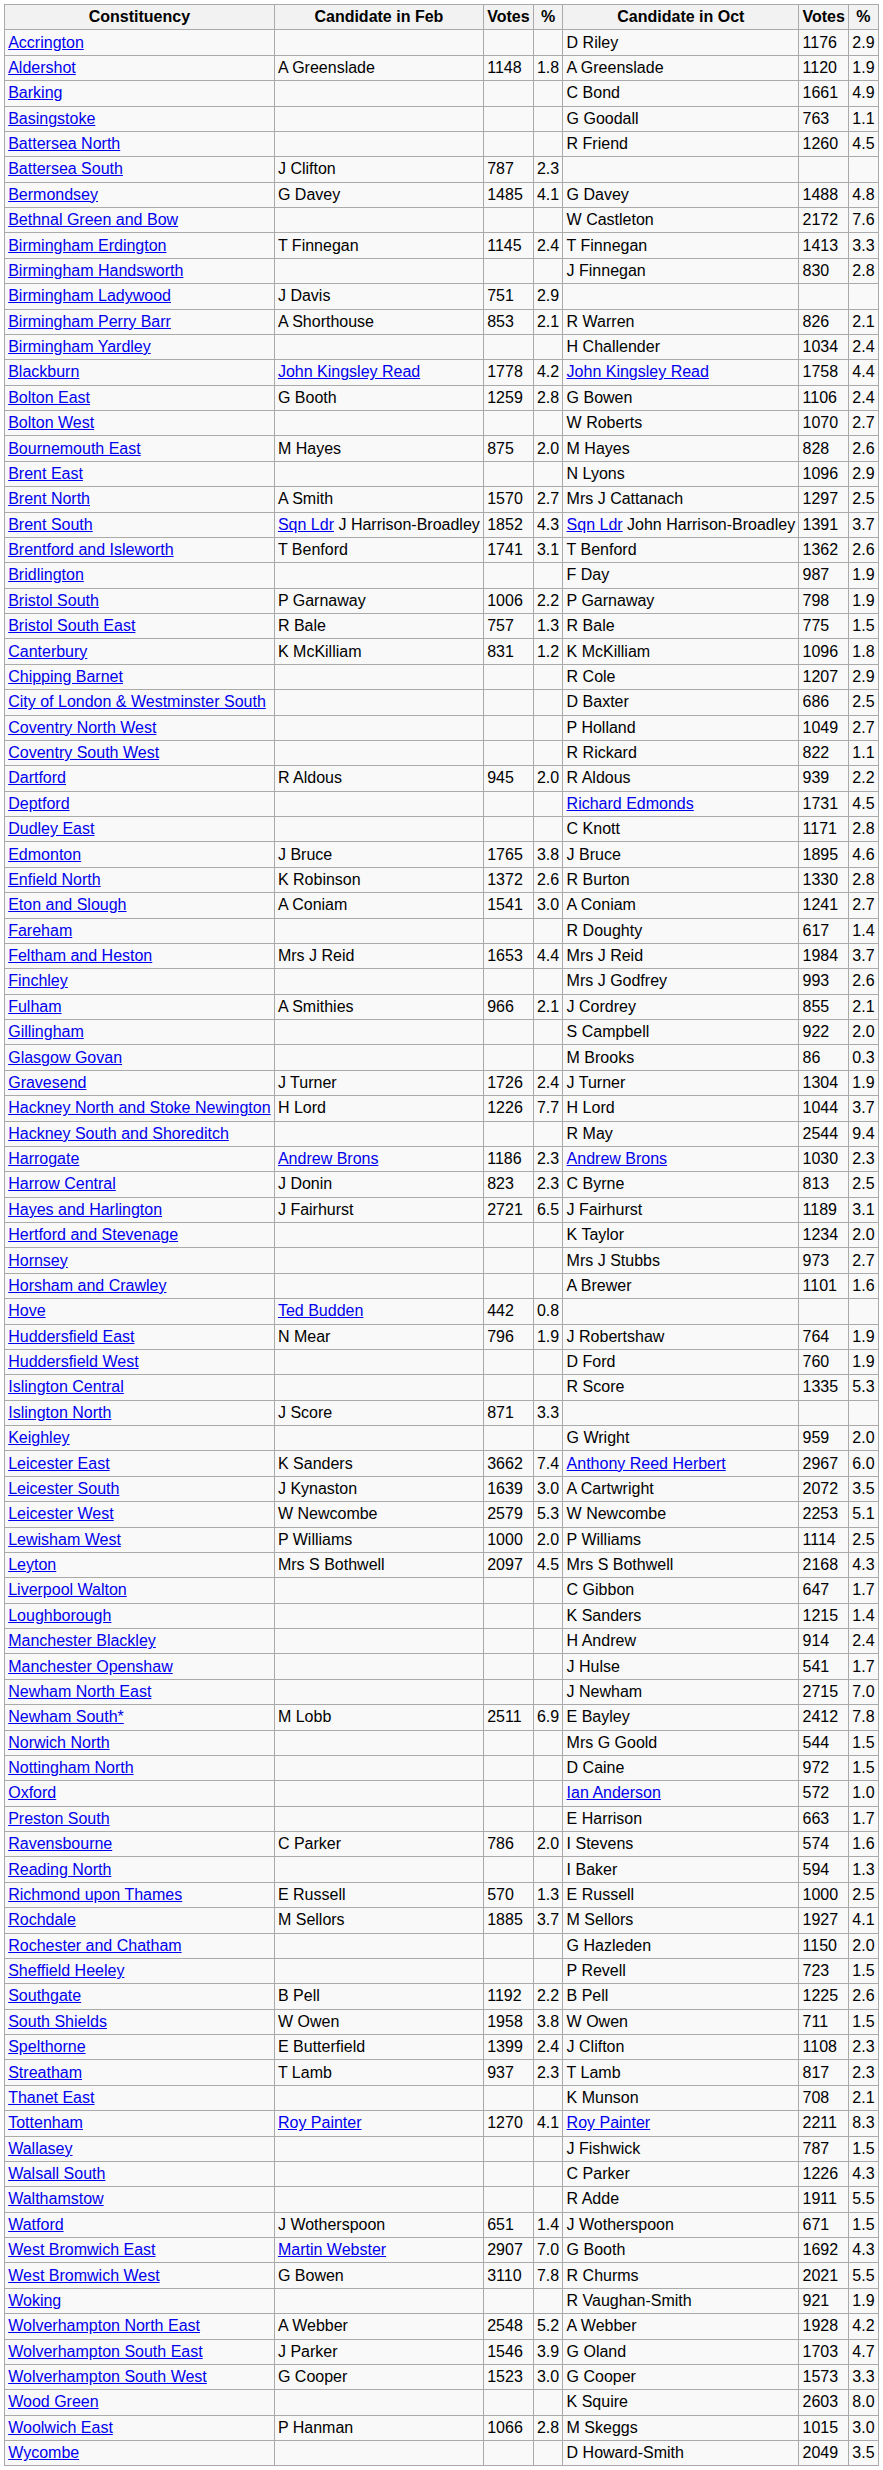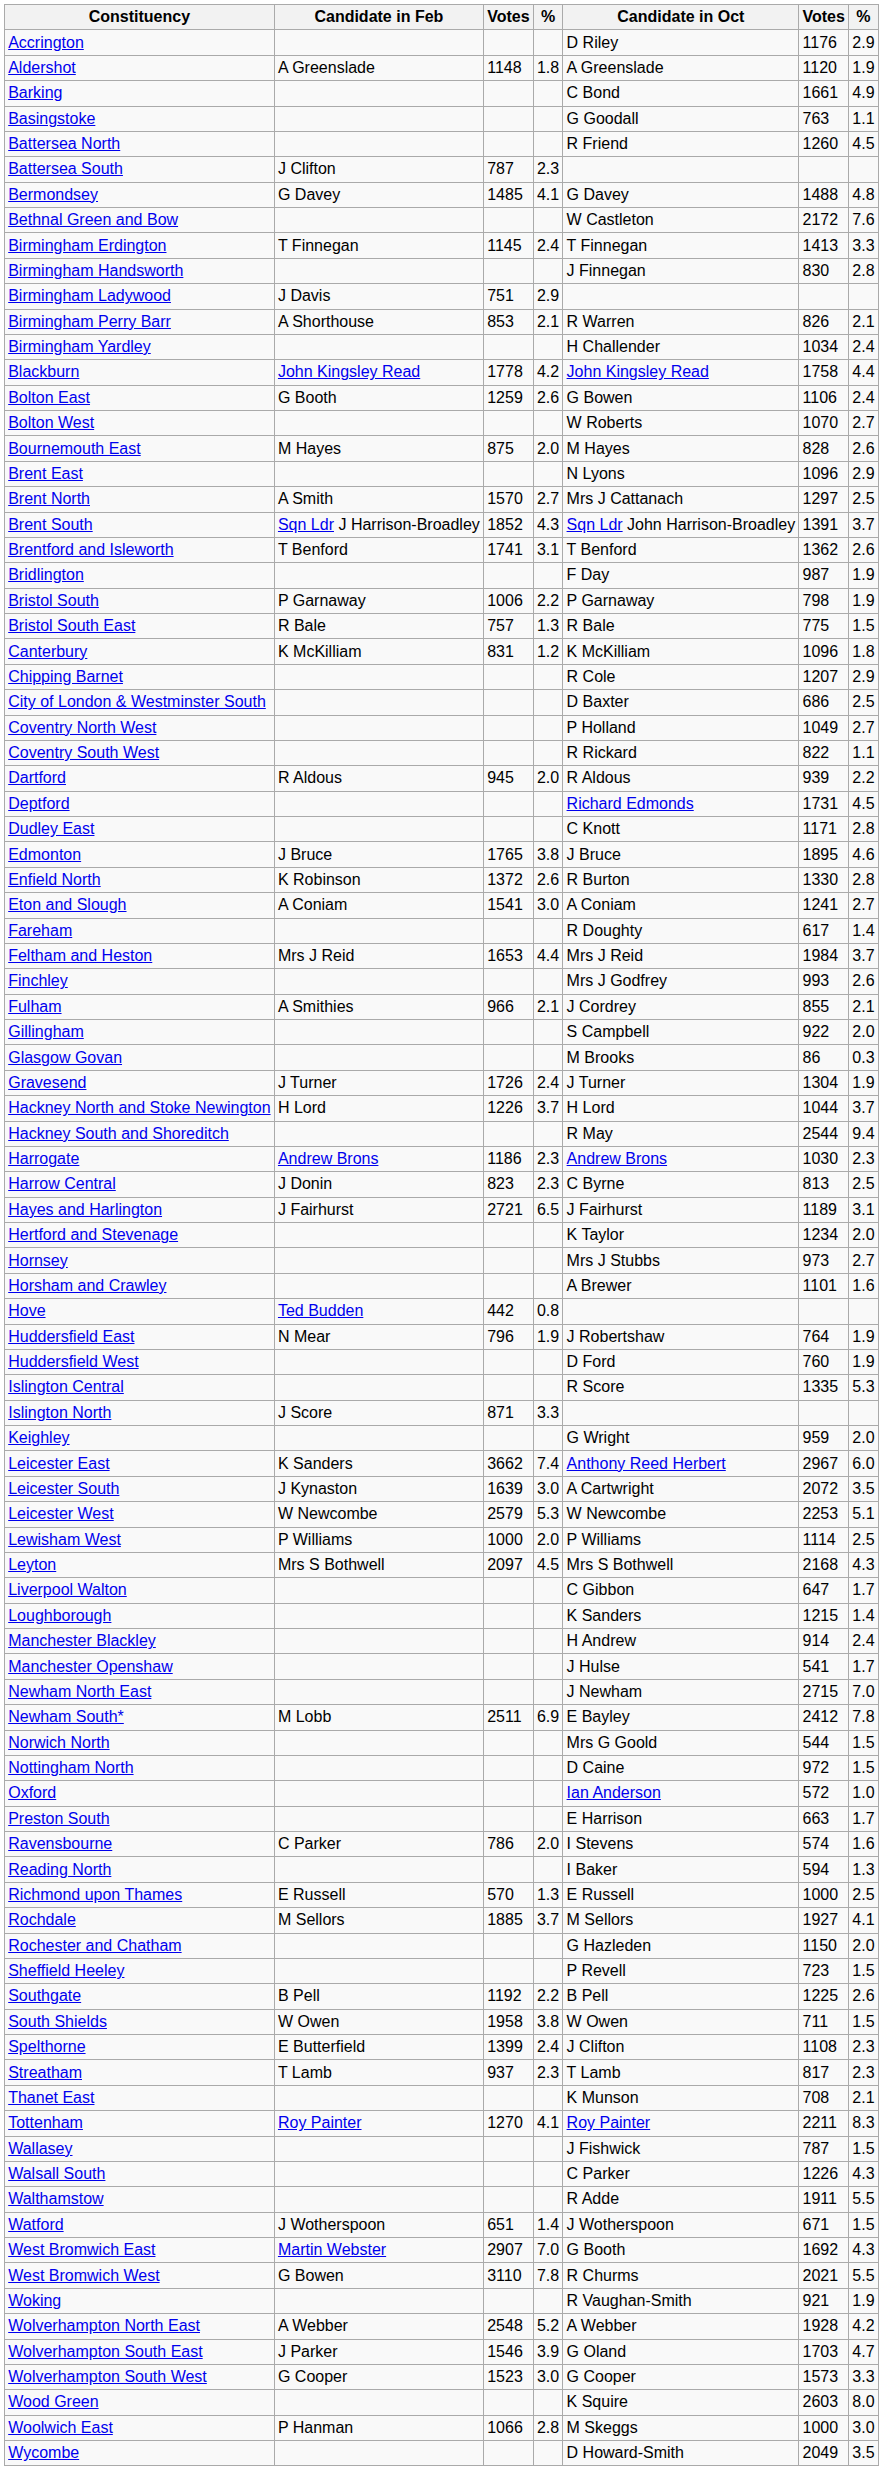(548, 397) 2.8 -> (548, 397) 2.6
(548, 1108) 7.7 -> (548, 1108) 3.7
(820, 2427) 1015 -> (820, 2427) 1000
